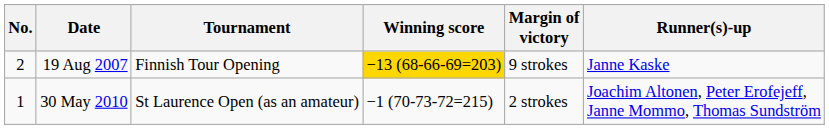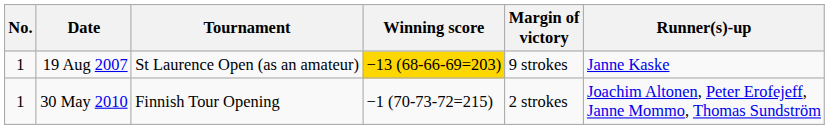(20, 64) 2 -> (20, 64) 1
(207, 64) Finnish Tour Opening -> (247, 64) St Laurence Open (as an amateur)
(247, 101) St Laurence Open (as an amateur) -> (207, 101) Finnish Tour Opening
